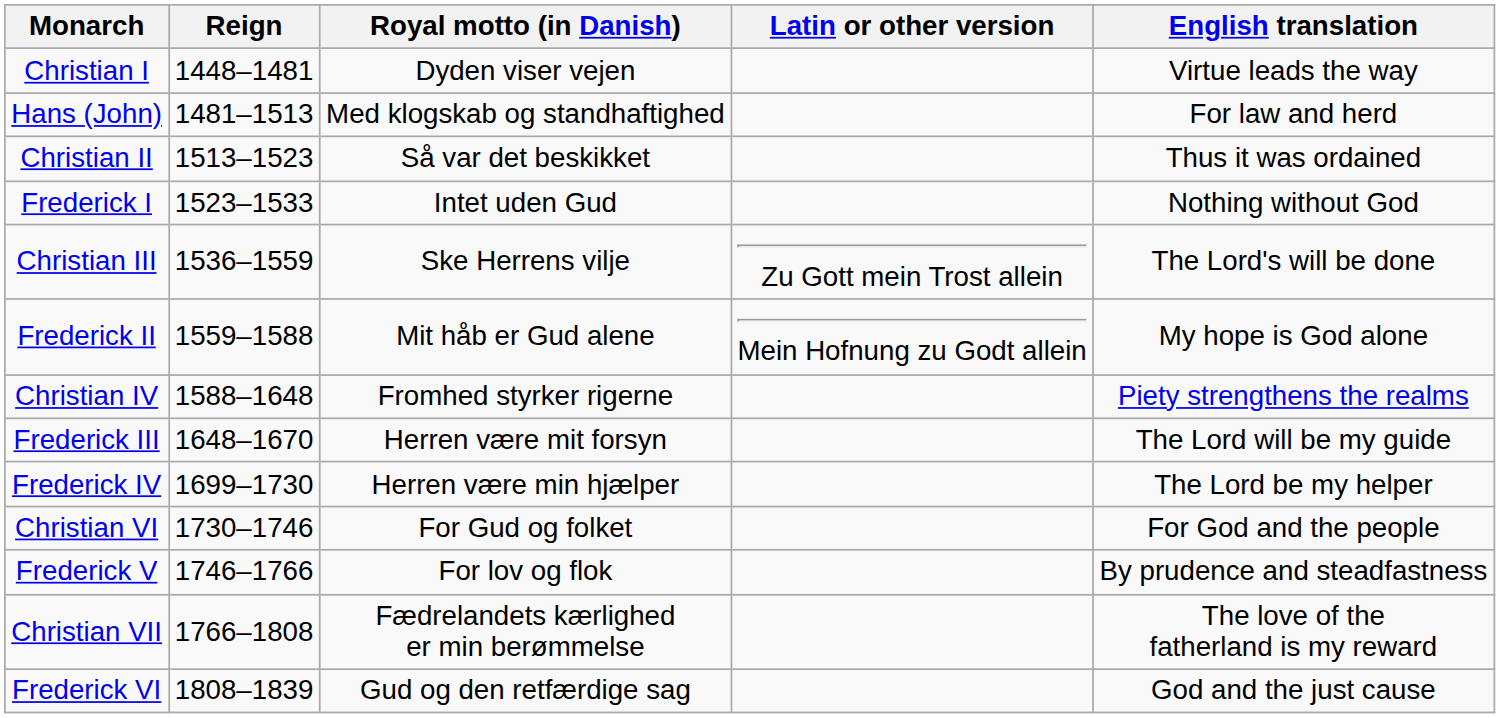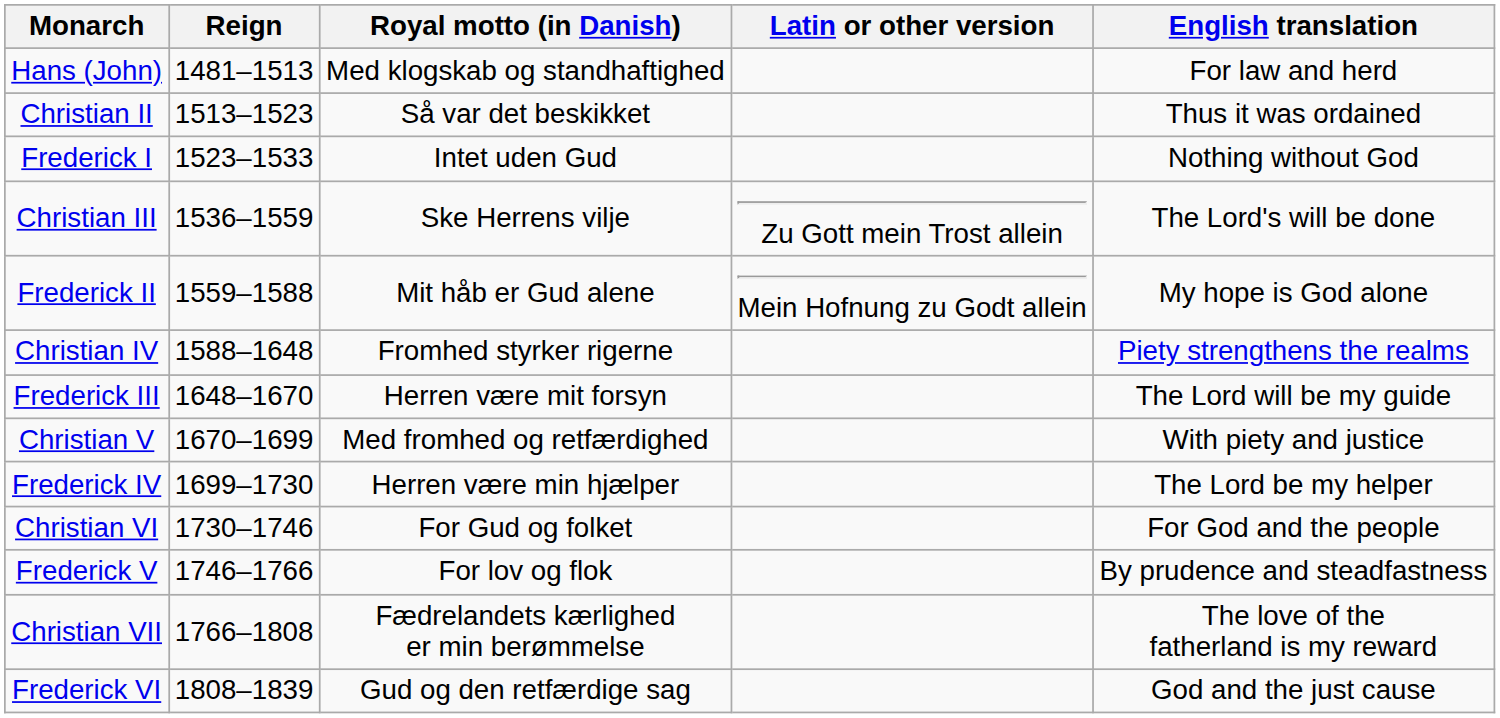- row: (87, 70)
+ row: (87, 439)
